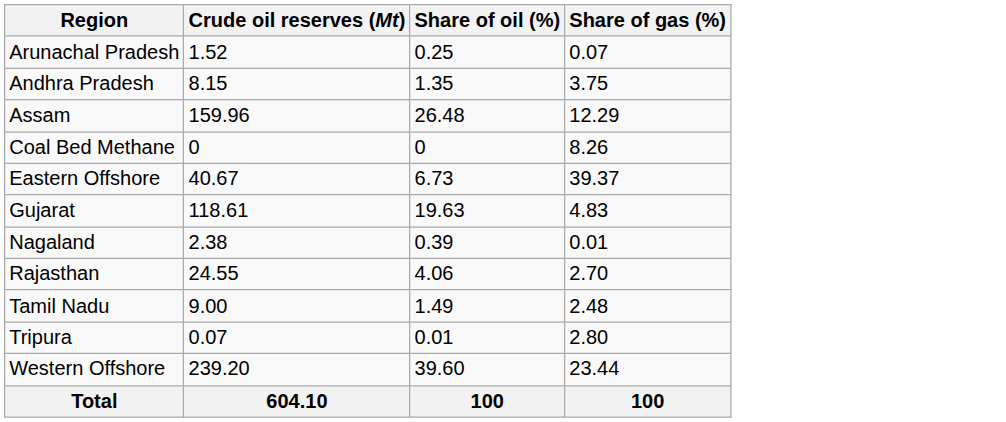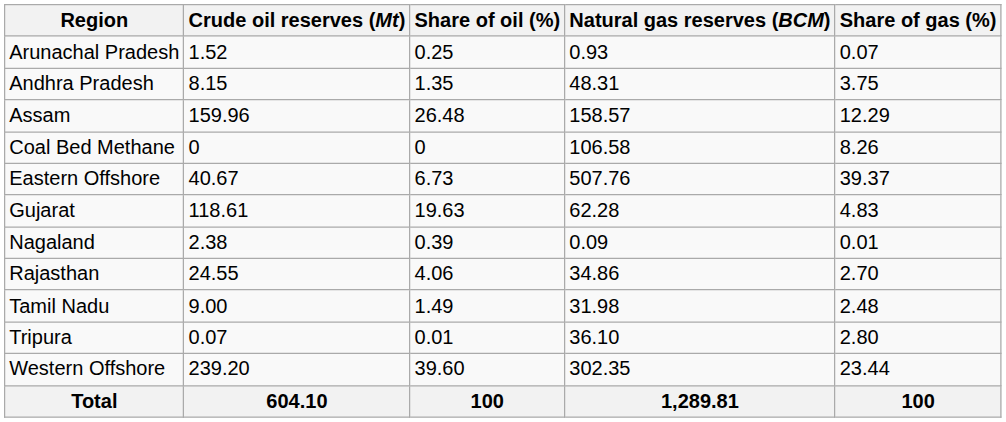+ column: (700, 20)
